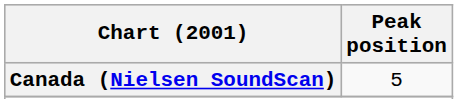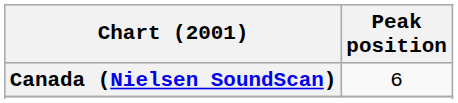(397, 80) 5 -> (397, 80) 6
